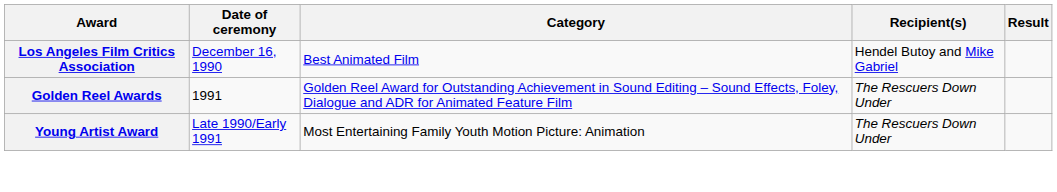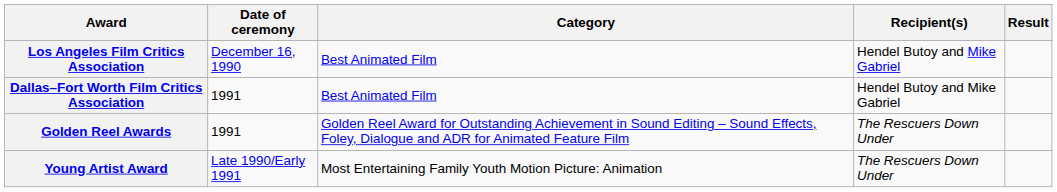+ row: (106, 95)
